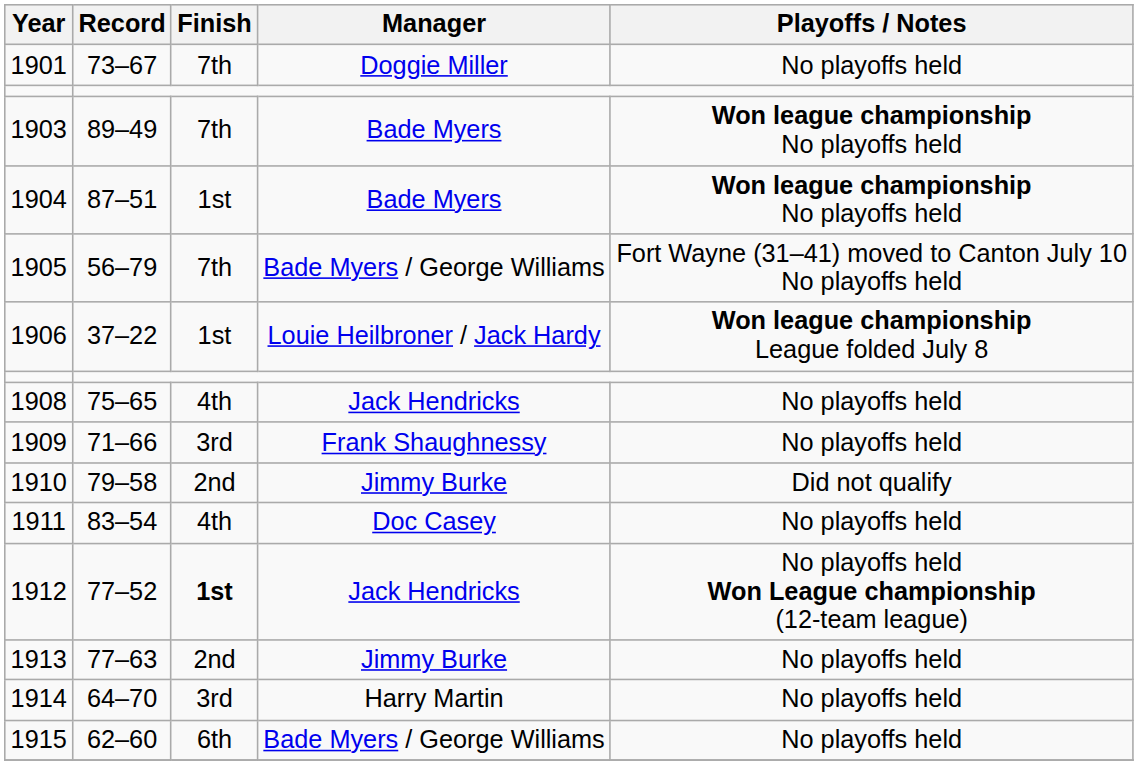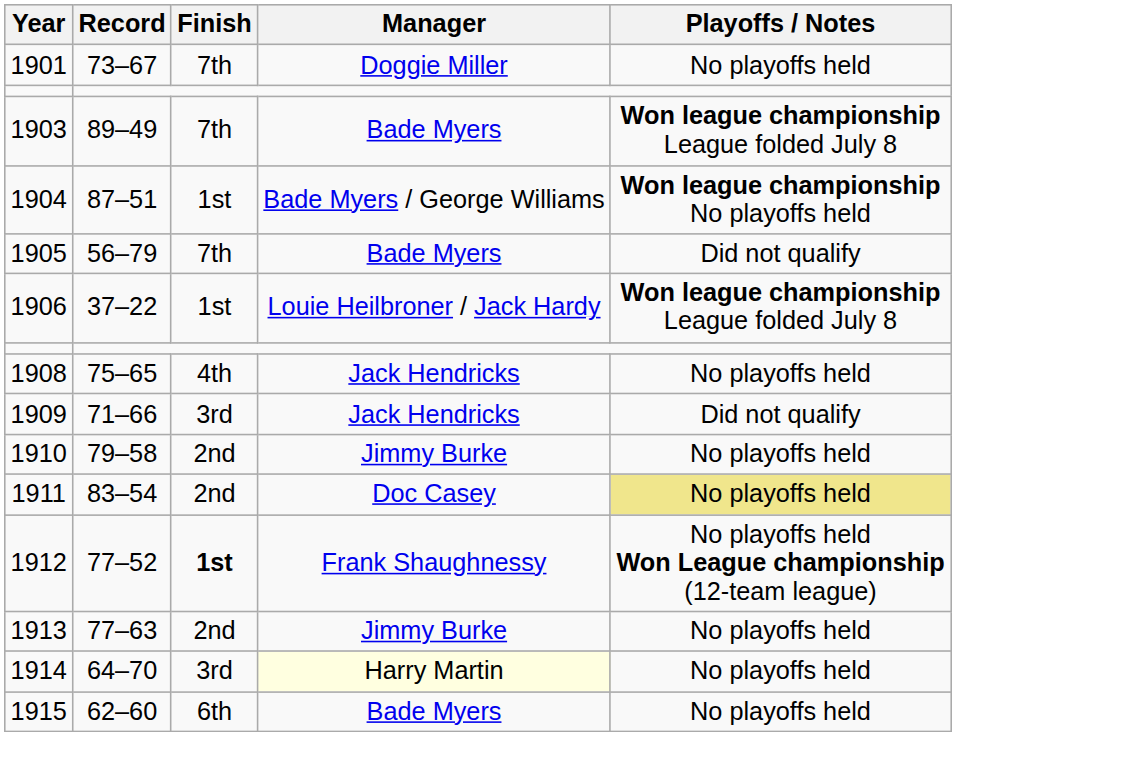(872, 130) Won league championship No playoffs held -> (780, 130) Won league championship League folded July 8
(434, 199) Bade Myers -> (434, 199) Bade Myers / George Williams
(434, 267) Bade Myers / George Williams -> (434, 253) Bade Myers
(872, 267) Fort Wayne (31–41) moved to Canton July 10 No playoffs held -> (780, 253) Did not qualify
(434, 442) Frank Shaughnessy -> (434, 413) Jack Hendricks
(872, 442) No playoffs held -> (780, 413) Did not qualify
(872, 482) Did not qualify -> (780, 453) No playoffs held
(214, 522) 4th -> (214, 494) 2nd
(872, 522) no background -> (780, 494) khaki background
(434, 590) Jack Hendricks -> (434, 562) Frank Shaughnessy
(434, 699) no background -> (434, 671) lightyellow background
(434, 739) Bade Myers / George Williams -> (434, 711) Bade Myers
